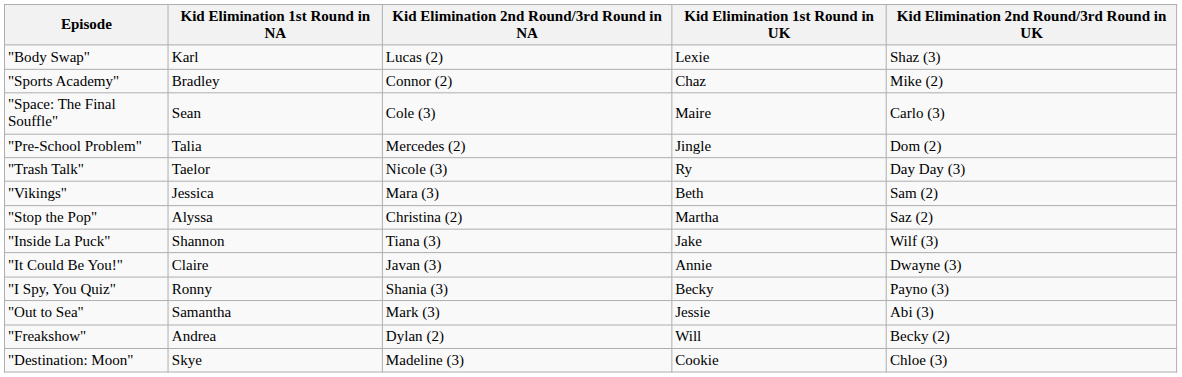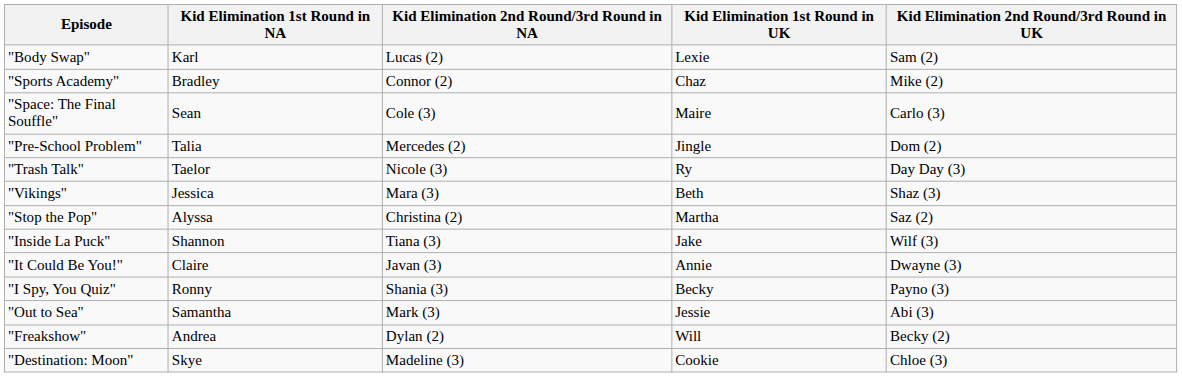(915, 57) Shaz (3) -> (914, 57) Sam (2)
(914, 193) Sam (2) -> (915, 193) Shaz (3)
